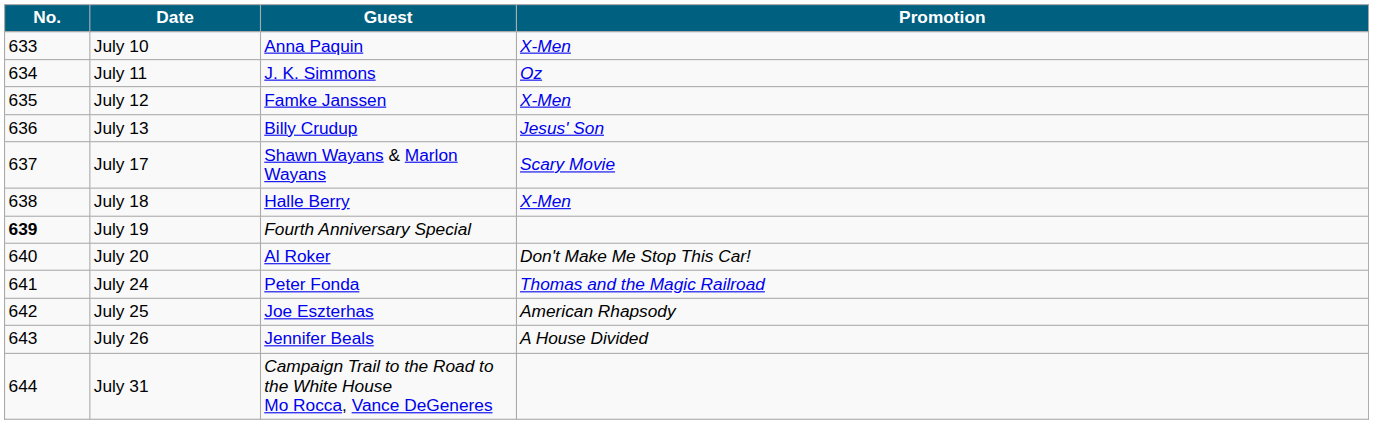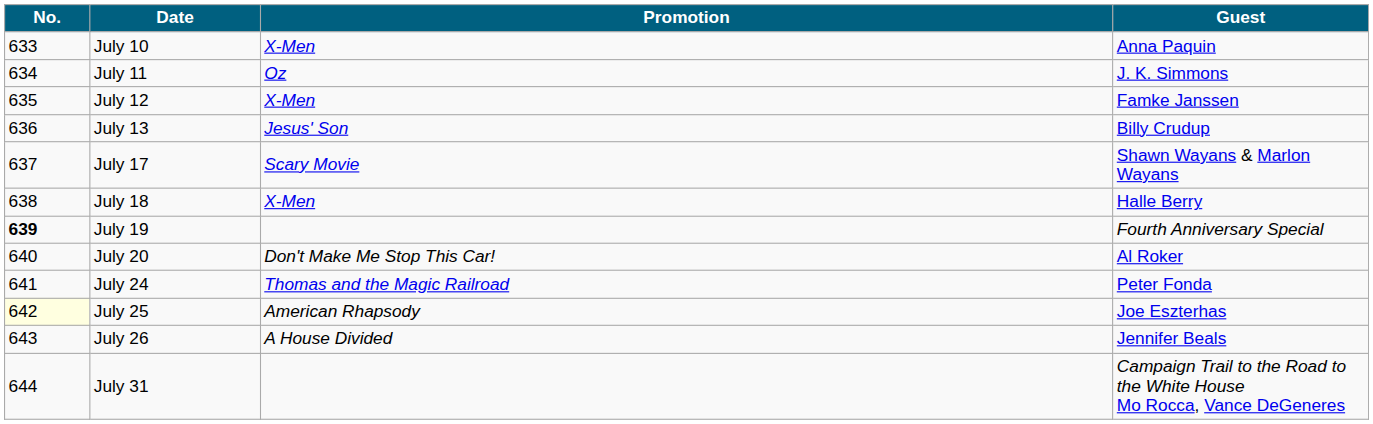columns swapped: (388, 18) <-> (942, 18)
(23, 311) no background -> (23, 311) lightyellow background
